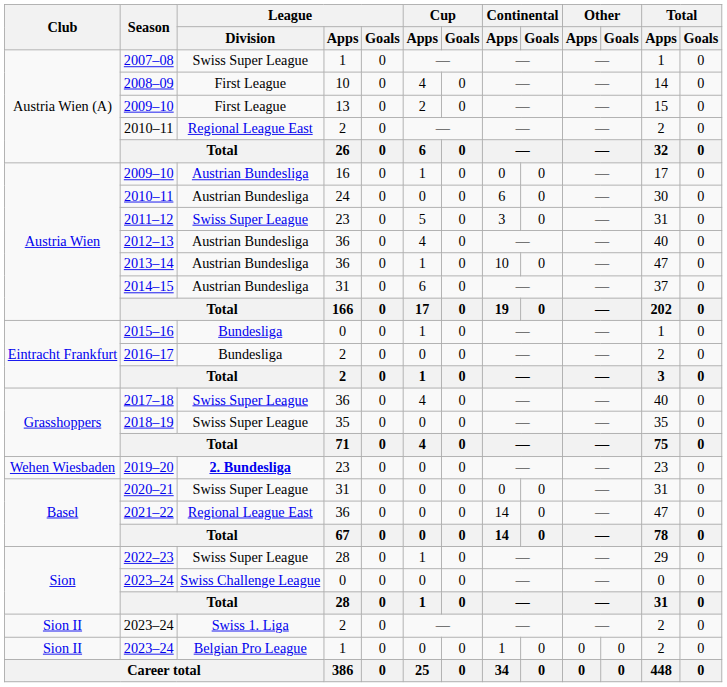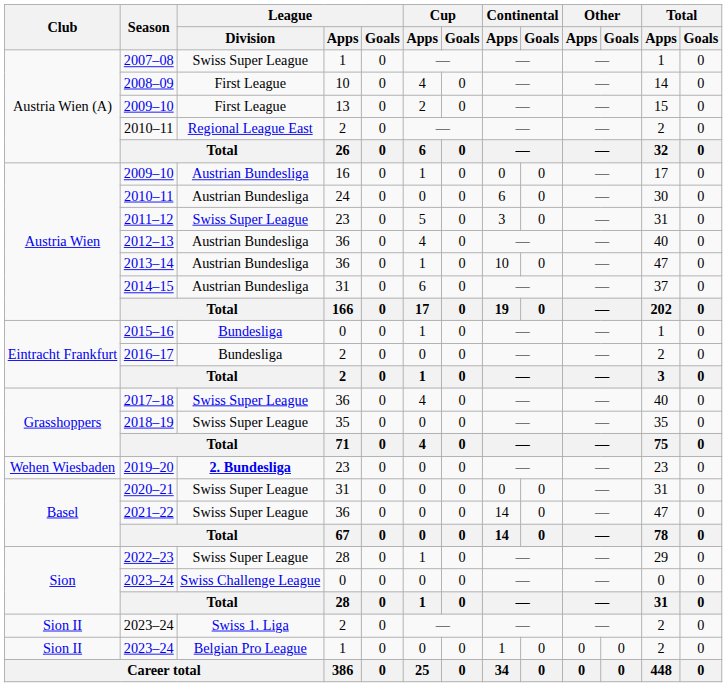(250, 512) Regional League East -> (250, 512) Swiss Super League
